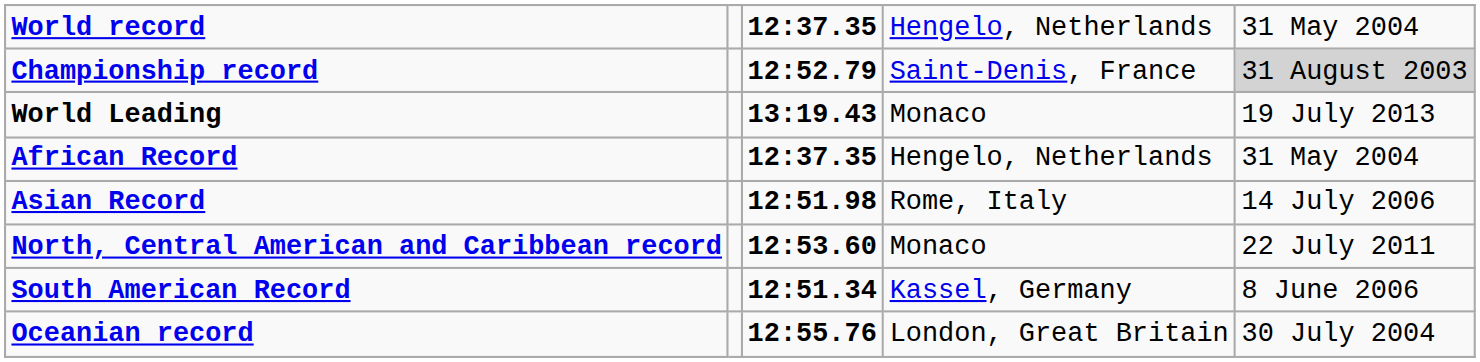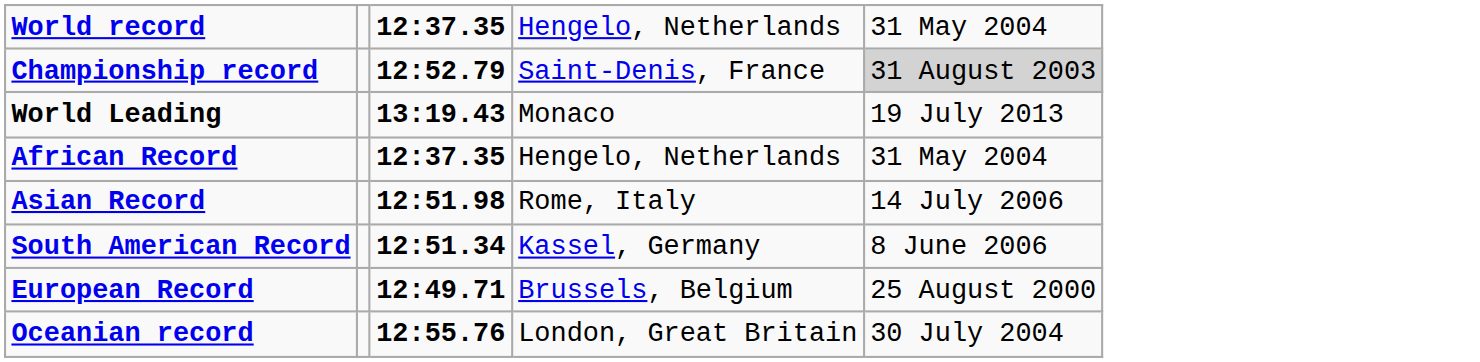- row: (367, 246)
+ row: (133, 290)
